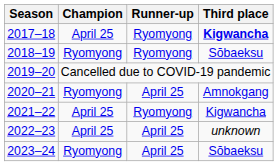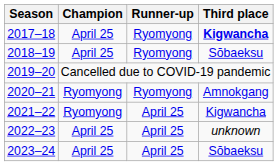(93, 53) Ryomyong -> (93, 53) April 25
(163, 92) April 25 -> (163, 92) Ryomyong
(93, 111) April 25 -> (93, 111) Ryomyong
(163, 111) Ryomyong -> (163, 111) April 25
(93, 151) Ryomyong -> (93, 151) April 25
